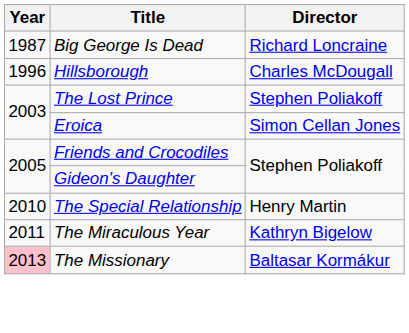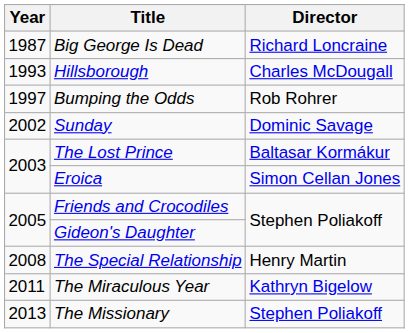(27, 71) 1996 -> (27, 71) 1993
+ row: (124, 98)
+ row: (83, 125)
(316, 98) Stephen Poliakoff -> (320, 152) Baltasar Kormákur
(27, 206) 2010 -> (27, 260) 2008
(27, 260) pink background -> (27, 313) no background
(320, 260) Baltasar Kormákur -> (316, 313) Stephen Poliakoff
